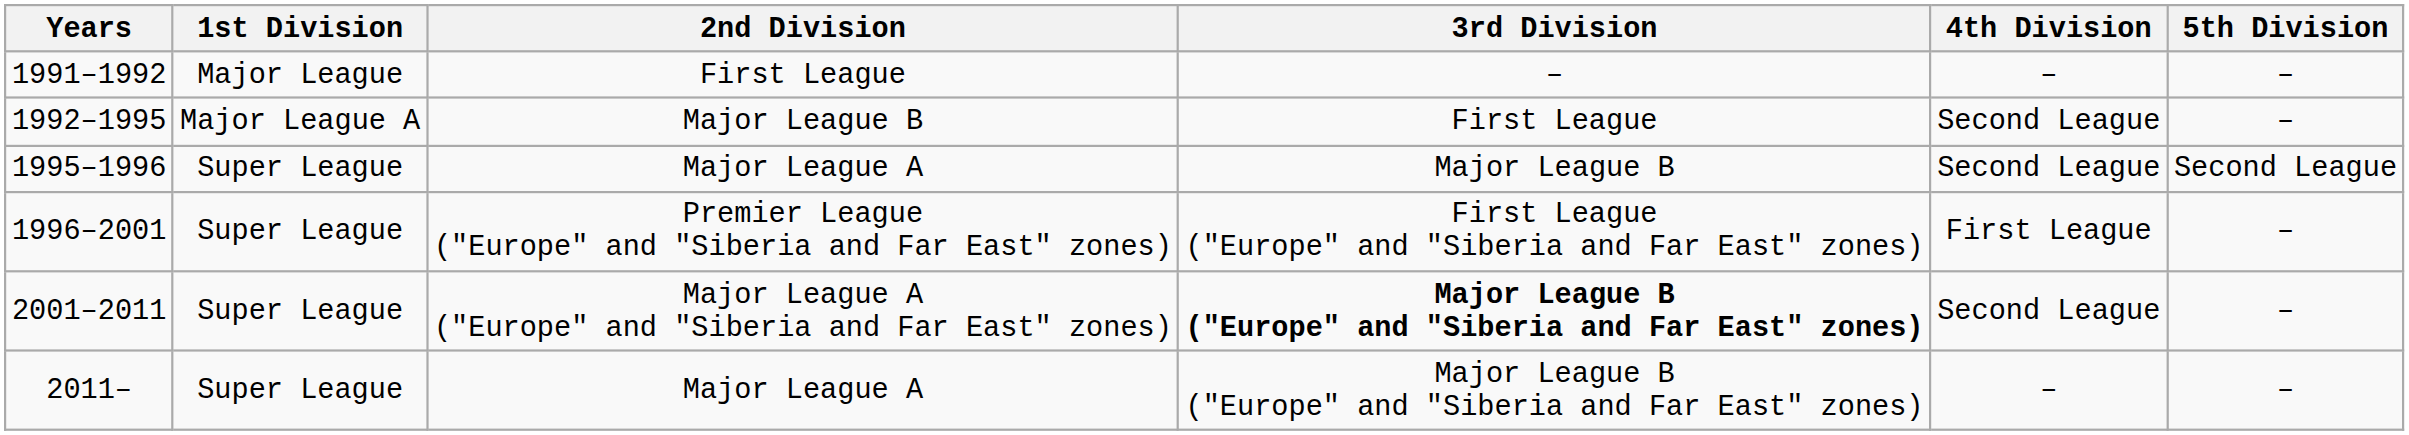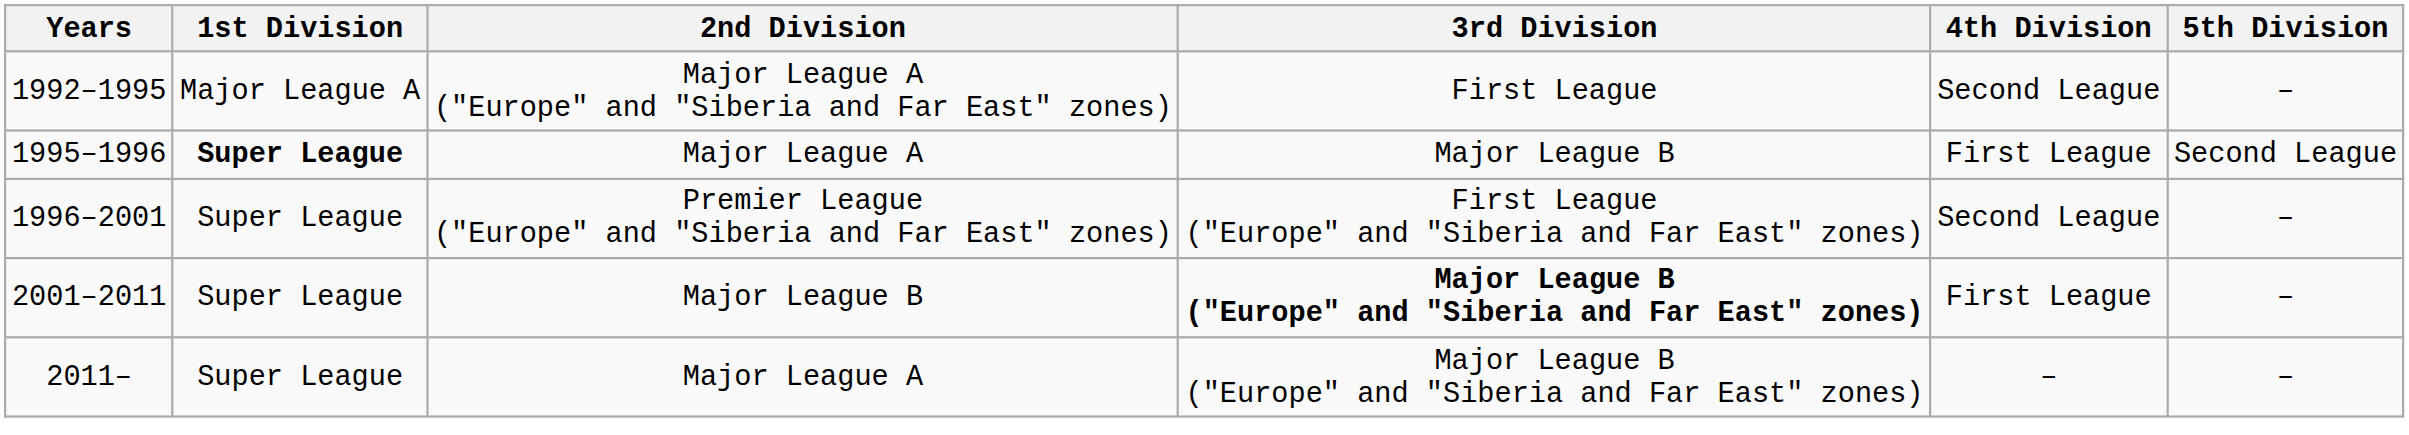- row: (89, 75)
(803, 122) Major League B -> (803, 92) Major League A ("Europe" and "Siberia and Far East" zones)
(300, 168) normal -> (300, 155) bold
(2049, 168) Second League -> (2049, 155) First League
(2049, 231) First League -> (2049, 218) Second League
(803, 311) Major League A ("Europe" and "Siberia and Far East" zones) -> (803, 297) Major League B
(2049, 311) Second League -> (2049, 297) First League
